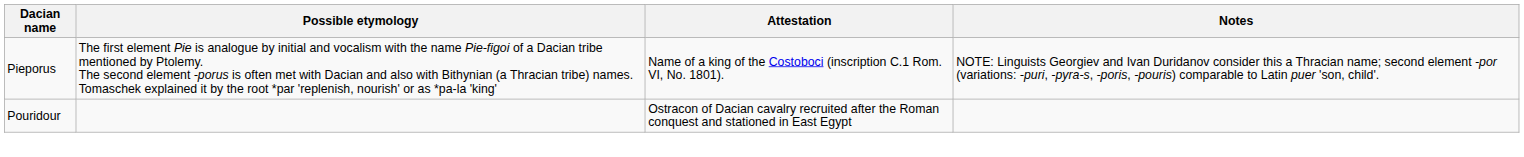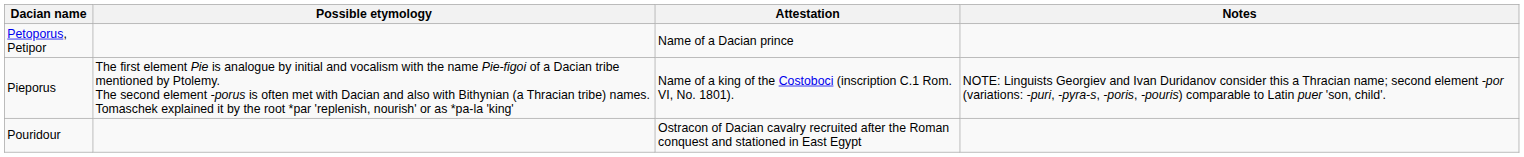+ row: (37, 40)
